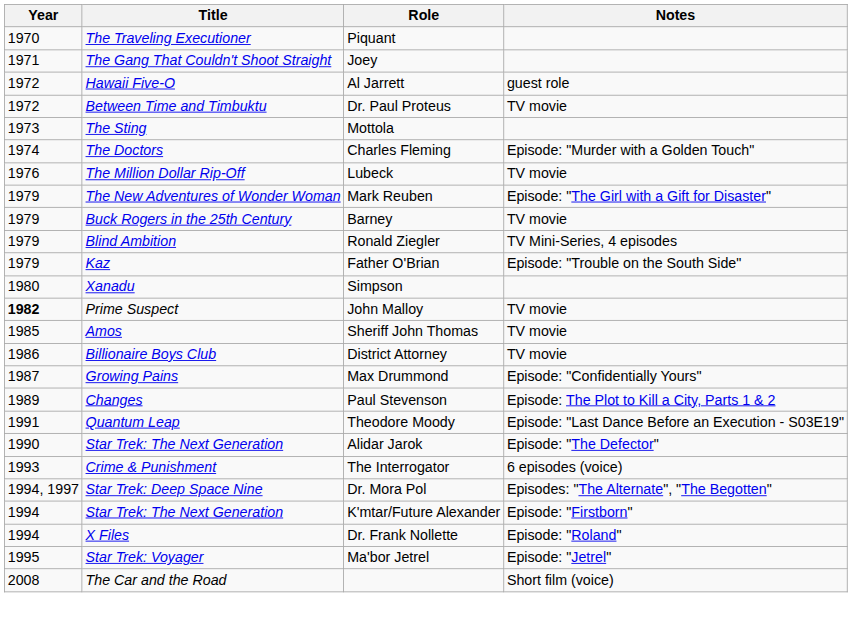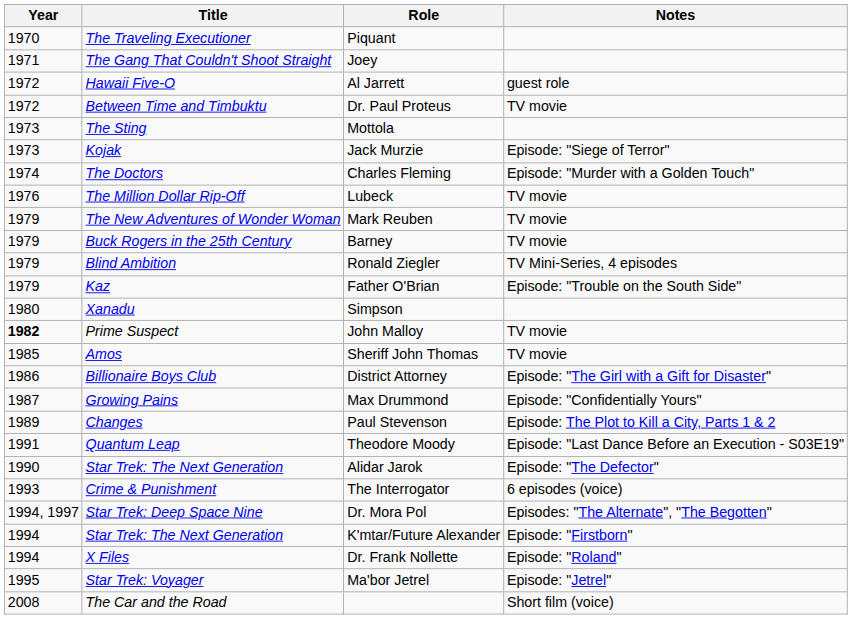+ row: (385, 151)
(639, 196) Episode: "The Girl with a Gift for Disaster" -> (537, 219) TV movie
(537, 354) TV movie -> (639, 377) Episode: "The Girl with a Gift for Disaster"
